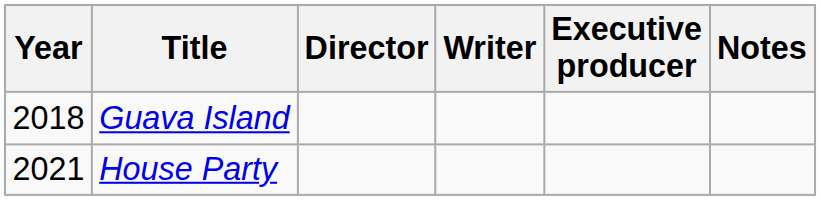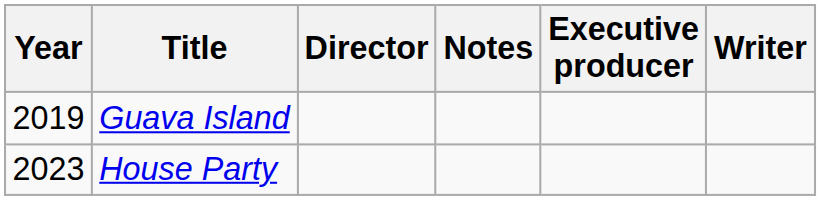columns swapped: (490, 48) <-> (762, 48)
(48, 117) 2018 -> (48, 117) 2019
(48, 169) 2021 -> (48, 169) 2023
